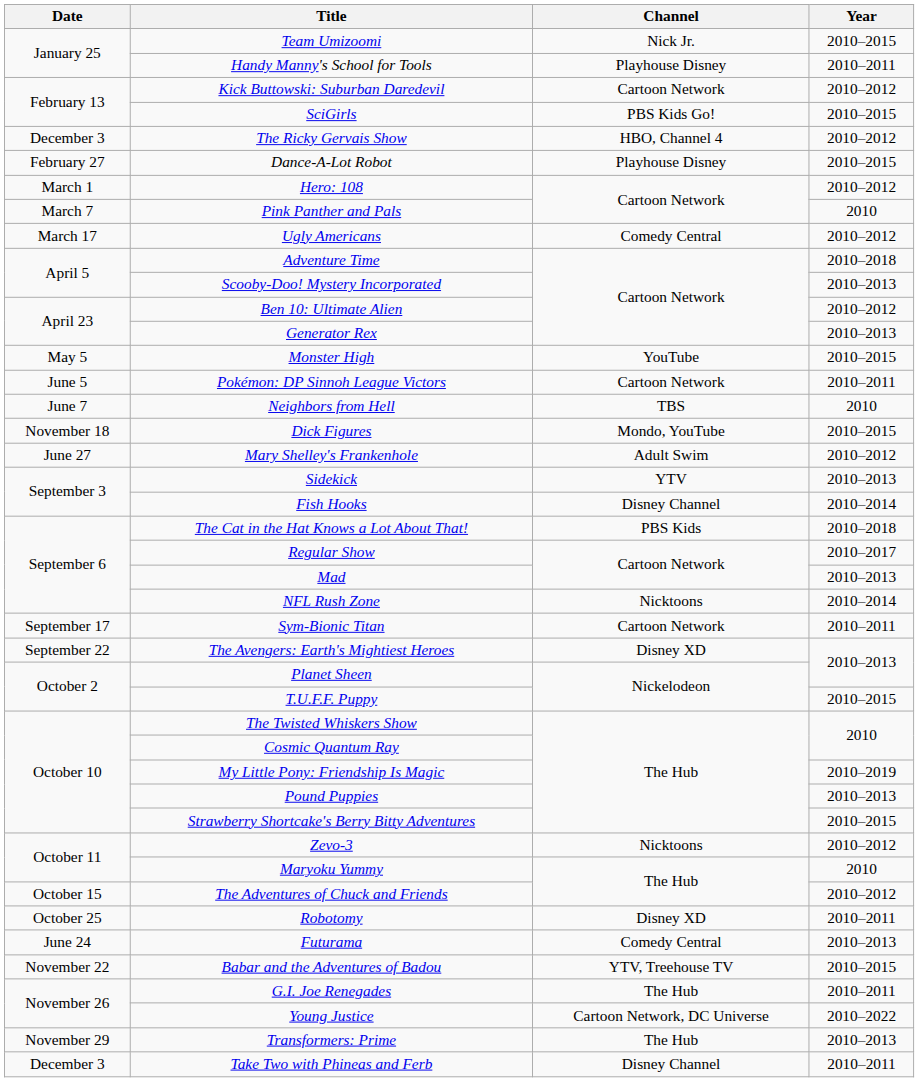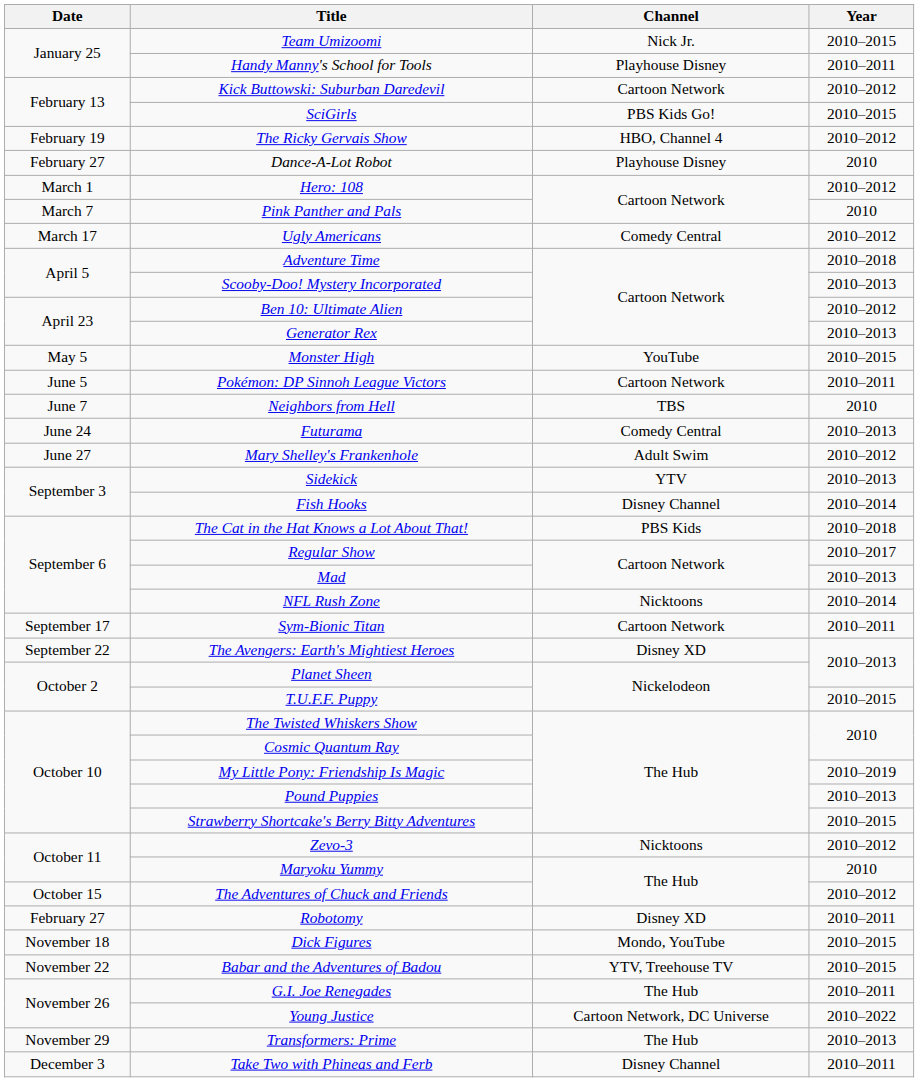(67, 138) December 3 -> (67, 138) February 19
(862, 162) 2010–2015 -> (862, 162) 2010
rows swapped: (331, 942) <-> (331, 430)
(67, 917) October 25 -> (67, 917) February 27
